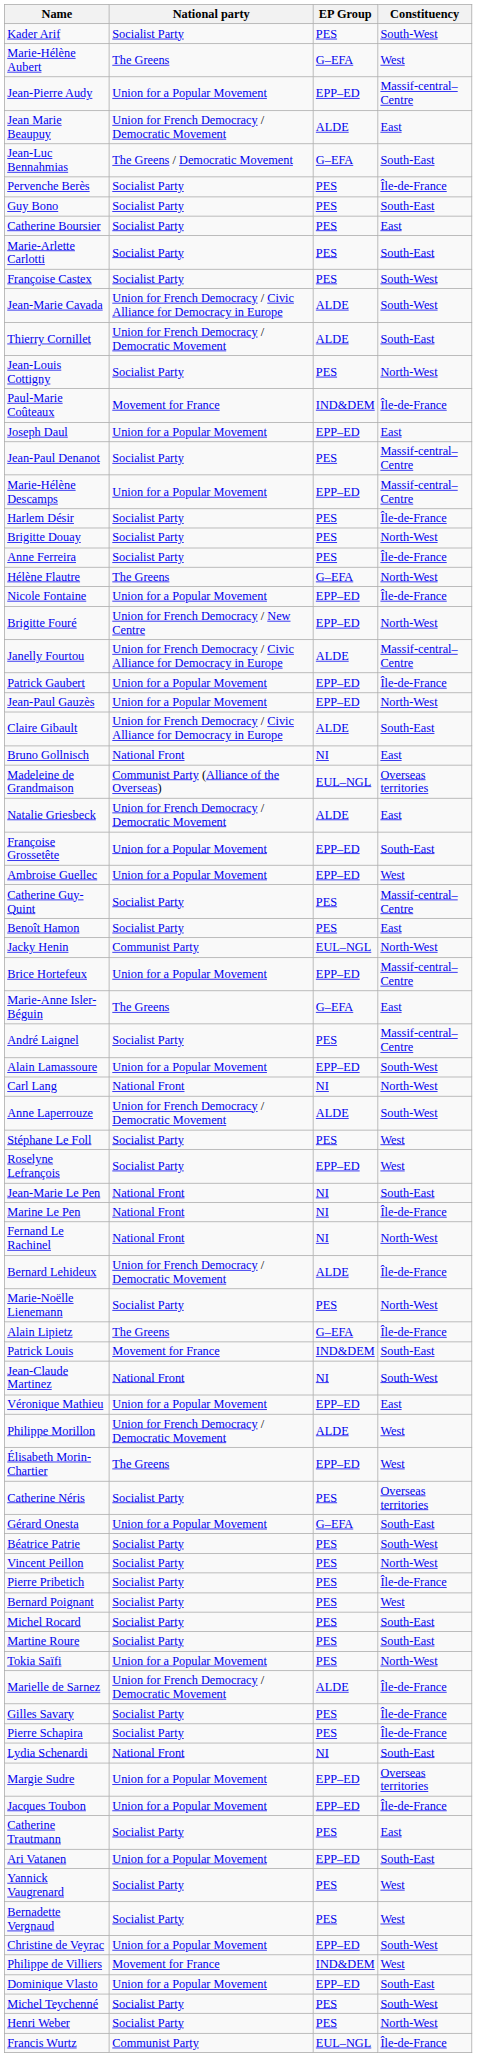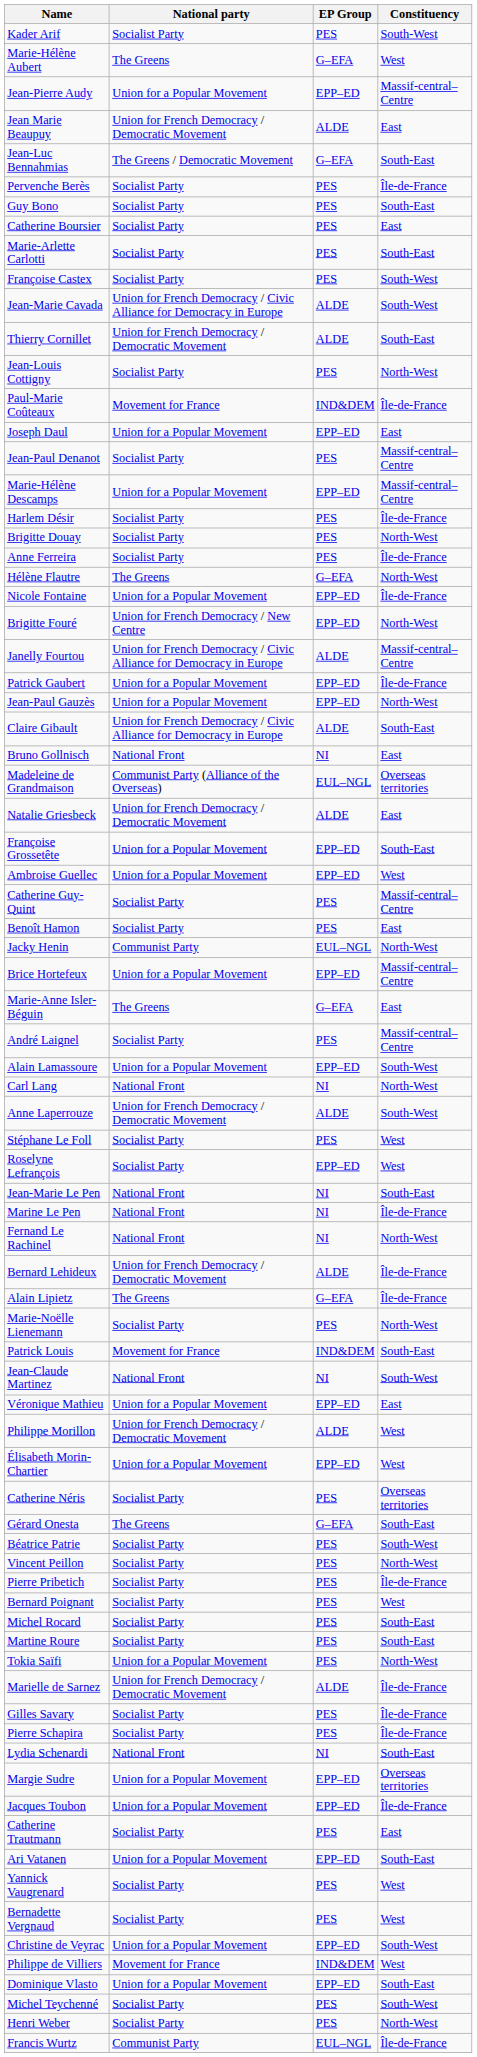rows swapped: (40, 1305) <-> (40, 1332)
(141, 1464) The Greens -> (190, 1464) Union for a Popular Movement
(190, 1524) Union for a Popular Movement -> (141, 1524) The Greens
